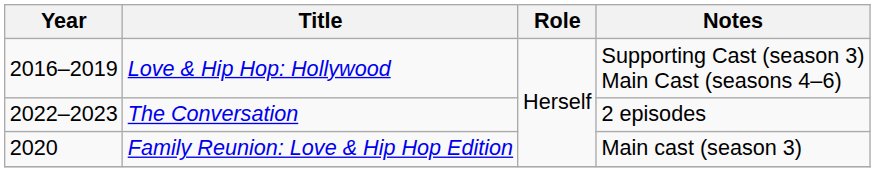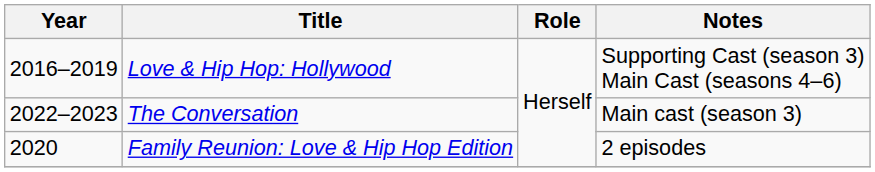(654, 114) 2 episodes -> (702, 114) Main cast (season 3)
(702, 148) Main cast (season 3) -> (654, 148) 2 episodes
